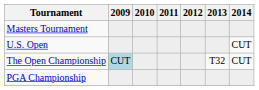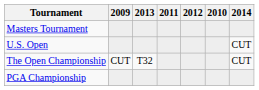columns swapped: (145, 12) <-> (217, 12)
(120, 61) lightblue background -> (120, 61) no background
